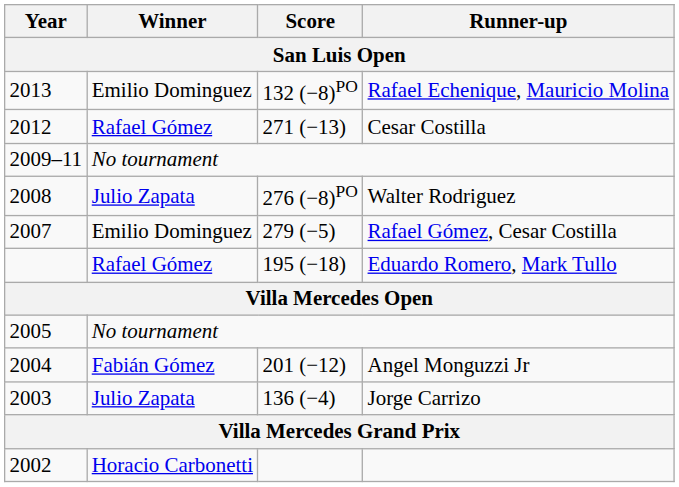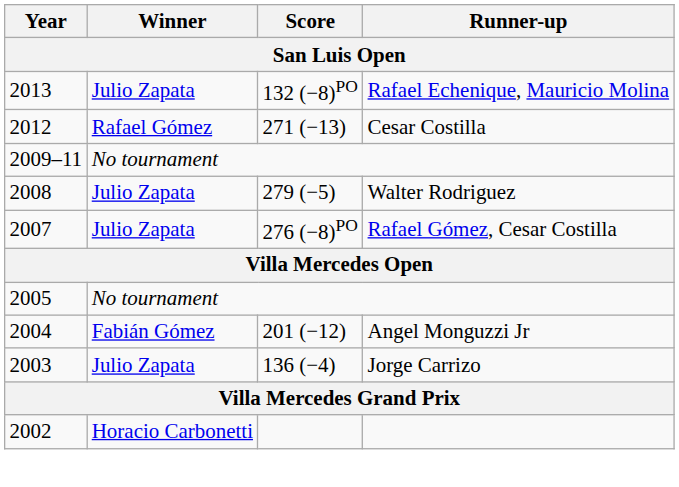(172, 90) Emilio Dominguez -> (143, 90) Julio Zapata
(310, 195) 276 (−8)PO -> (299, 192) 279 (−5)
(172, 231) Emilio Dominguez -> (143, 229) Julio Zapata
(299, 231) 279 (−5) -> (310, 229) 276 (−8)PO
- row: (46, 265)
